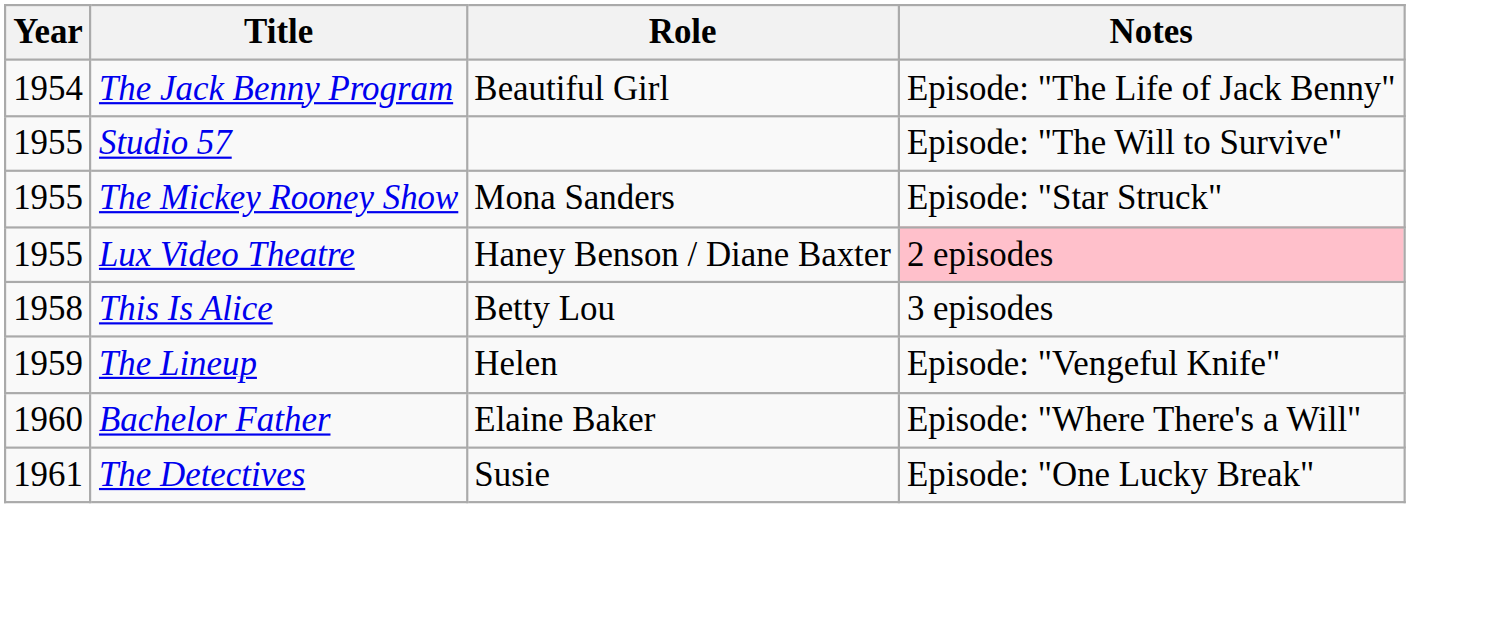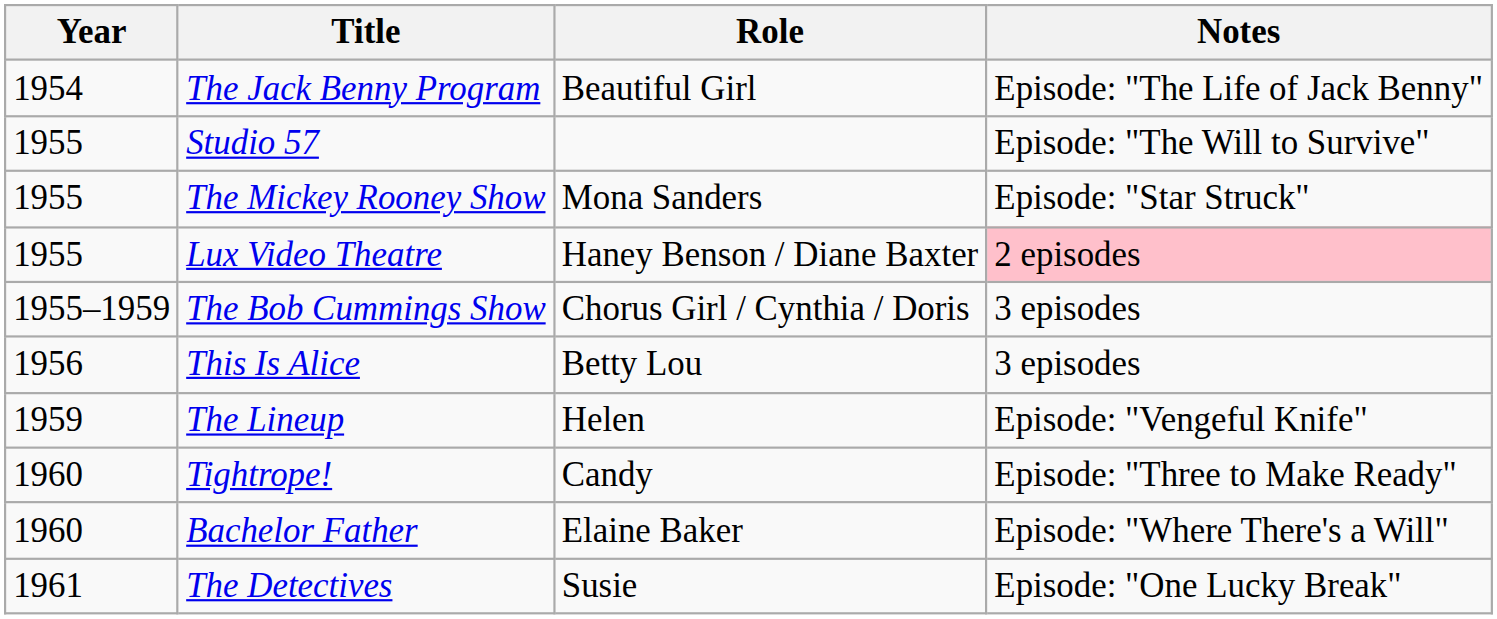+ row: (366, 308)
(48, 308) 1958 -> (48, 364) 1956
+ row: (259, 474)
